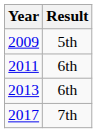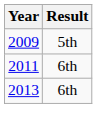- row: (24, 115)
